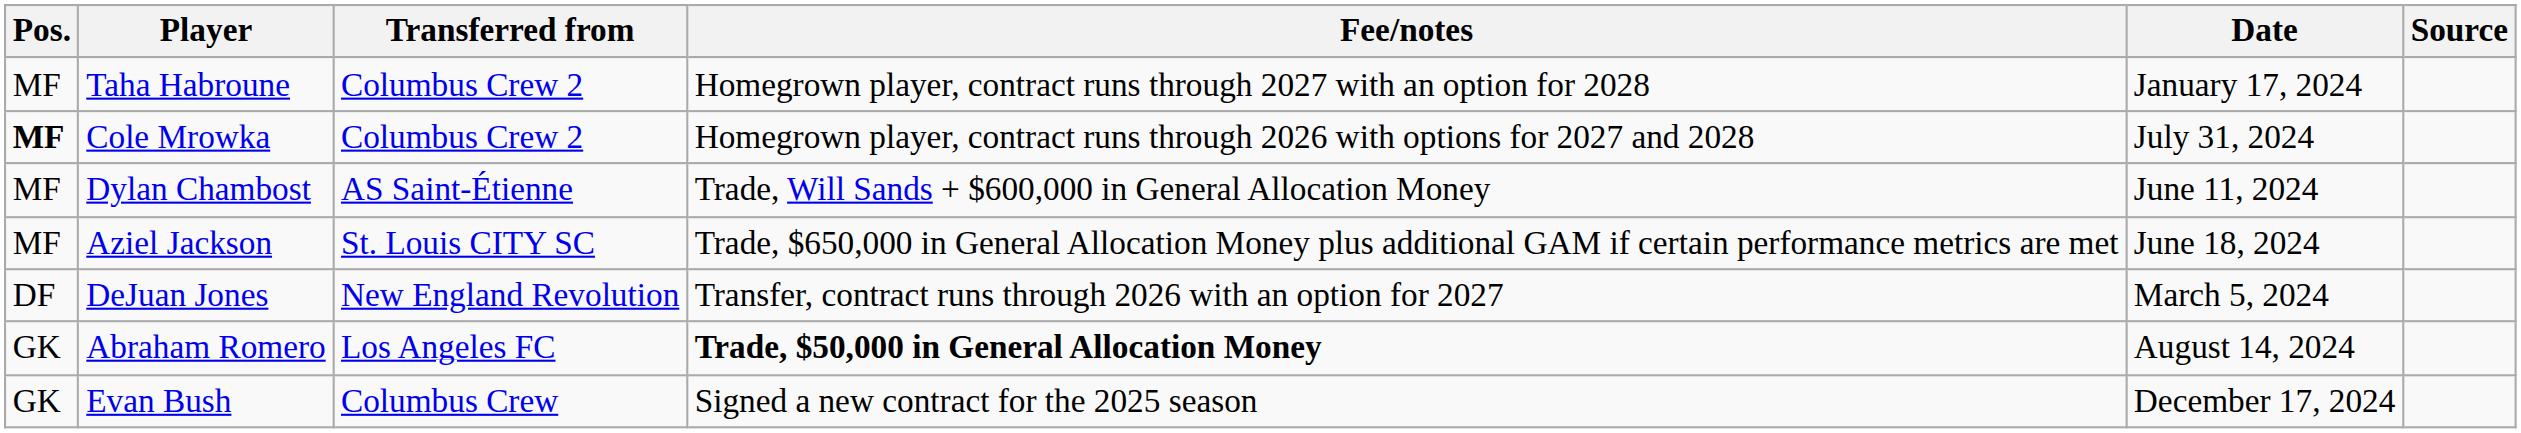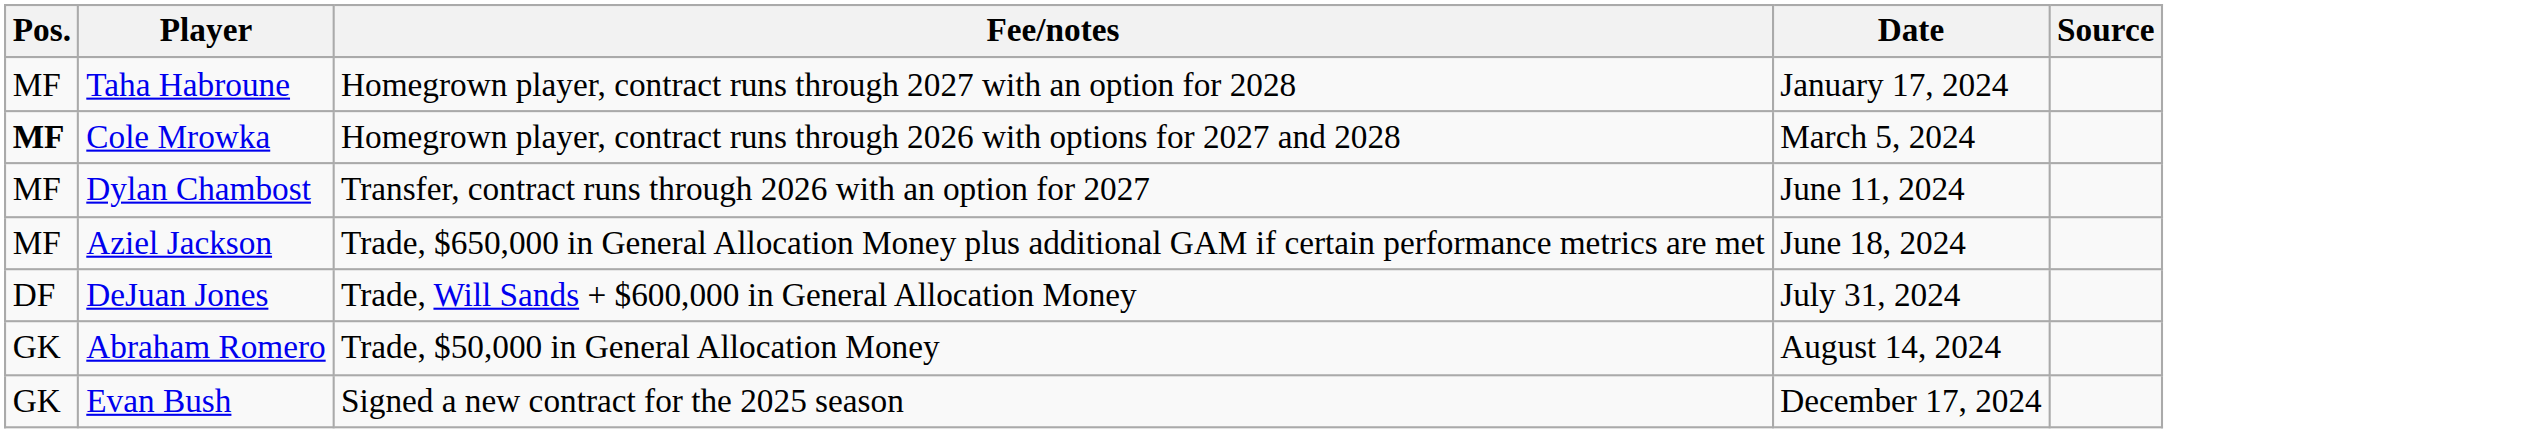- column: (510, 30)
(2224, 136) July 31, 2024 -> (1878, 136) March 5, 2024
(1093, 189) Trade, Will Sands + $600,000 in General Allocation Money -> (745, 189) Transfer, contract runs through 2026 with an option for 2027
(1099, 294) Transfer, contract runs through 2026 with an option for 2027 -> (739, 294) Trade, Will Sands + $600,000 in General Allocation Money
(2231, 294) March 5, 2024 -> (1870, 294) July 31, 2024
(1008, 347) bold -> (640, 347) normal
